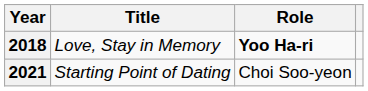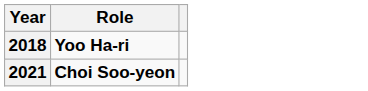- column: (142, 18)
(295, 72) normal -> (115, 72) bold
